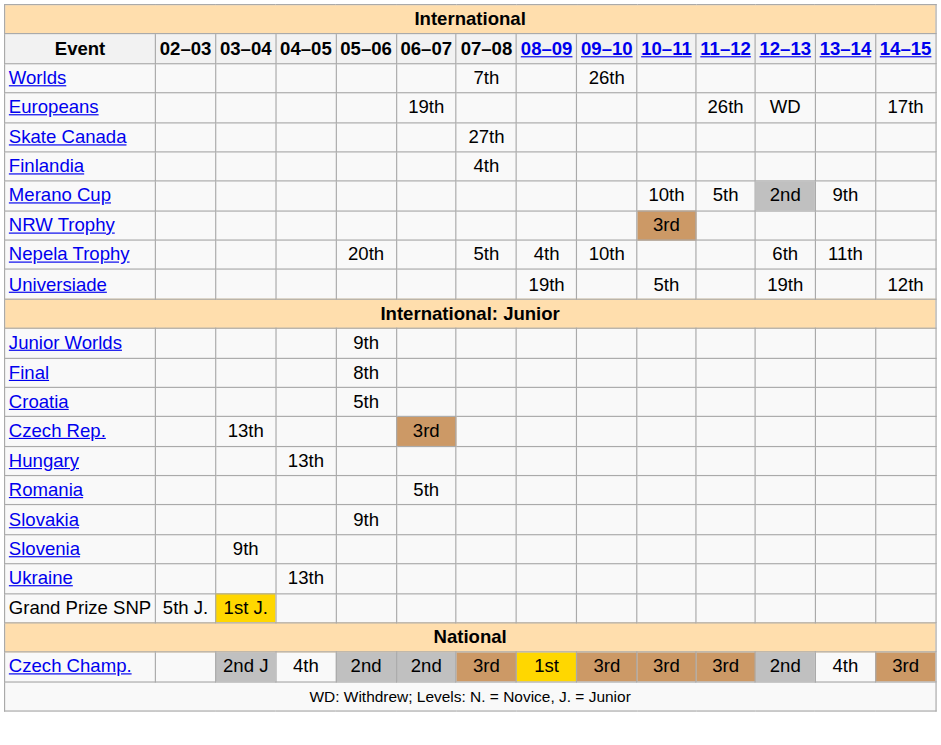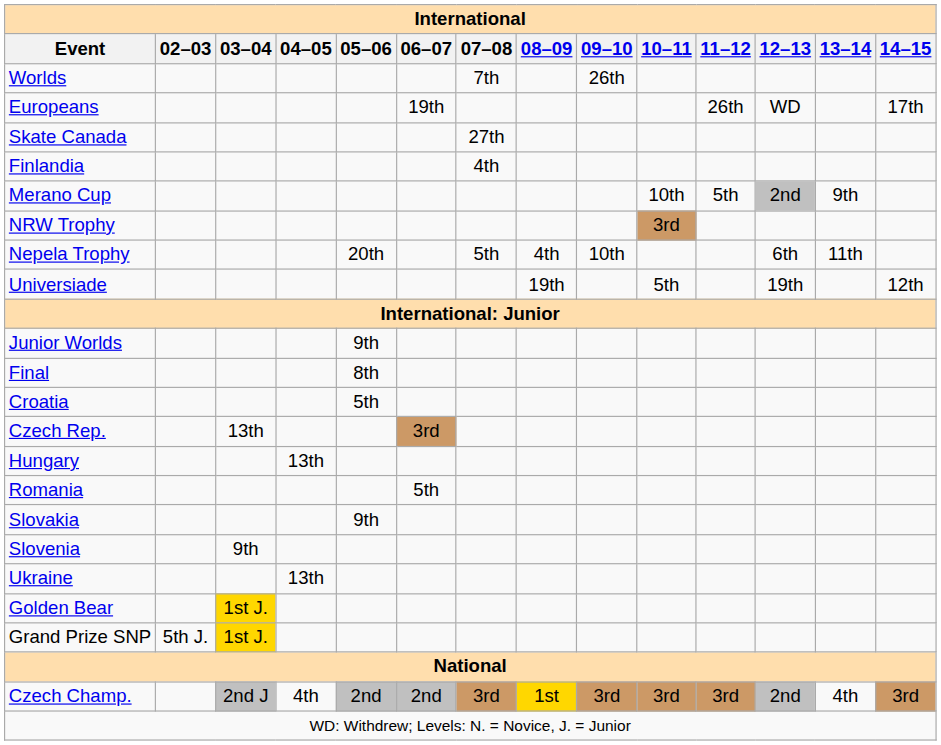+ row: (61, 607)
